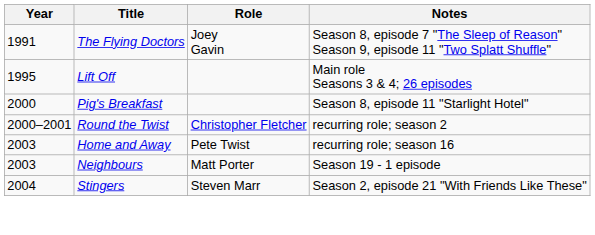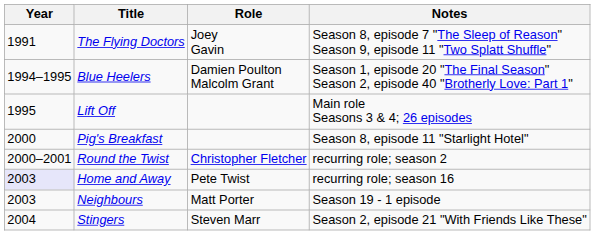+ row: (114, 76)
(22, 144) no background -> (22, 179) lavender background
